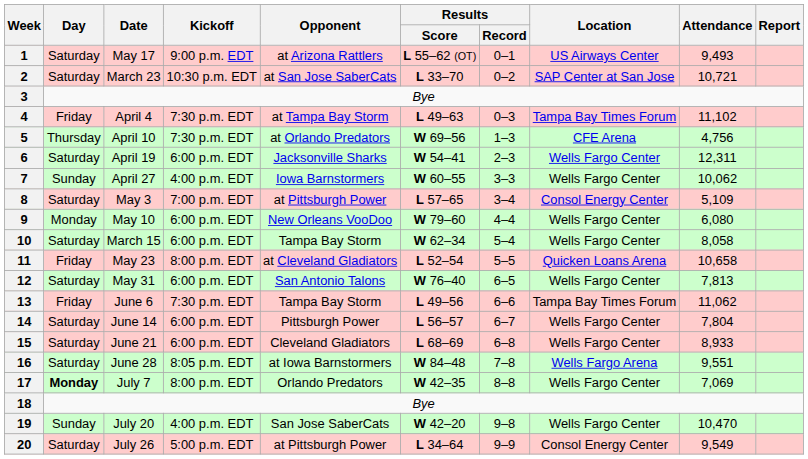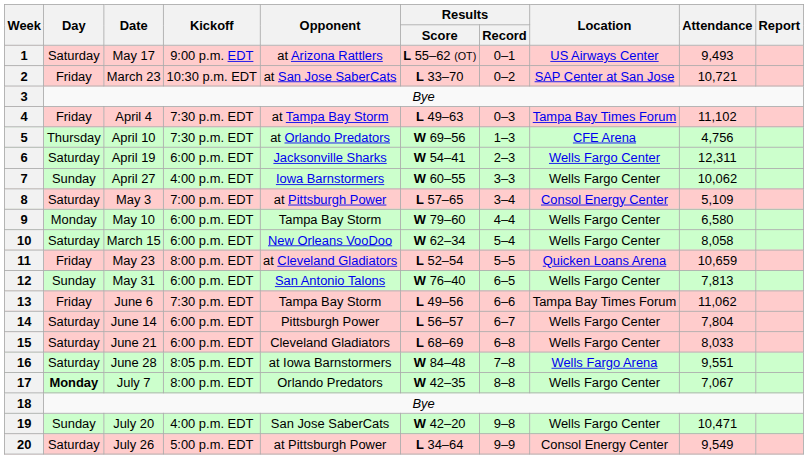(74, 76) Saturday -> (74, 76) Friday
(330, 219) New Orleans VooDoo -> (330, 219) Tampa Bay Storm
(717, 219) 6,080 -> (717, 219) 6,580
(330, 240) Tampa Bay Storm -> (330, 240) New Orleans VooDoo
(717, 260) 10,658 -> (717, 260) 10,659
(74, 281) Saturday -> (74, 281) Sunday
(717, 342) 8,933 -> (717, 342) 8,033
(717, 383) 7,069 -> (717, 383) 7,067
(717, 424) 10,470 -> (717, 424) 10,471
